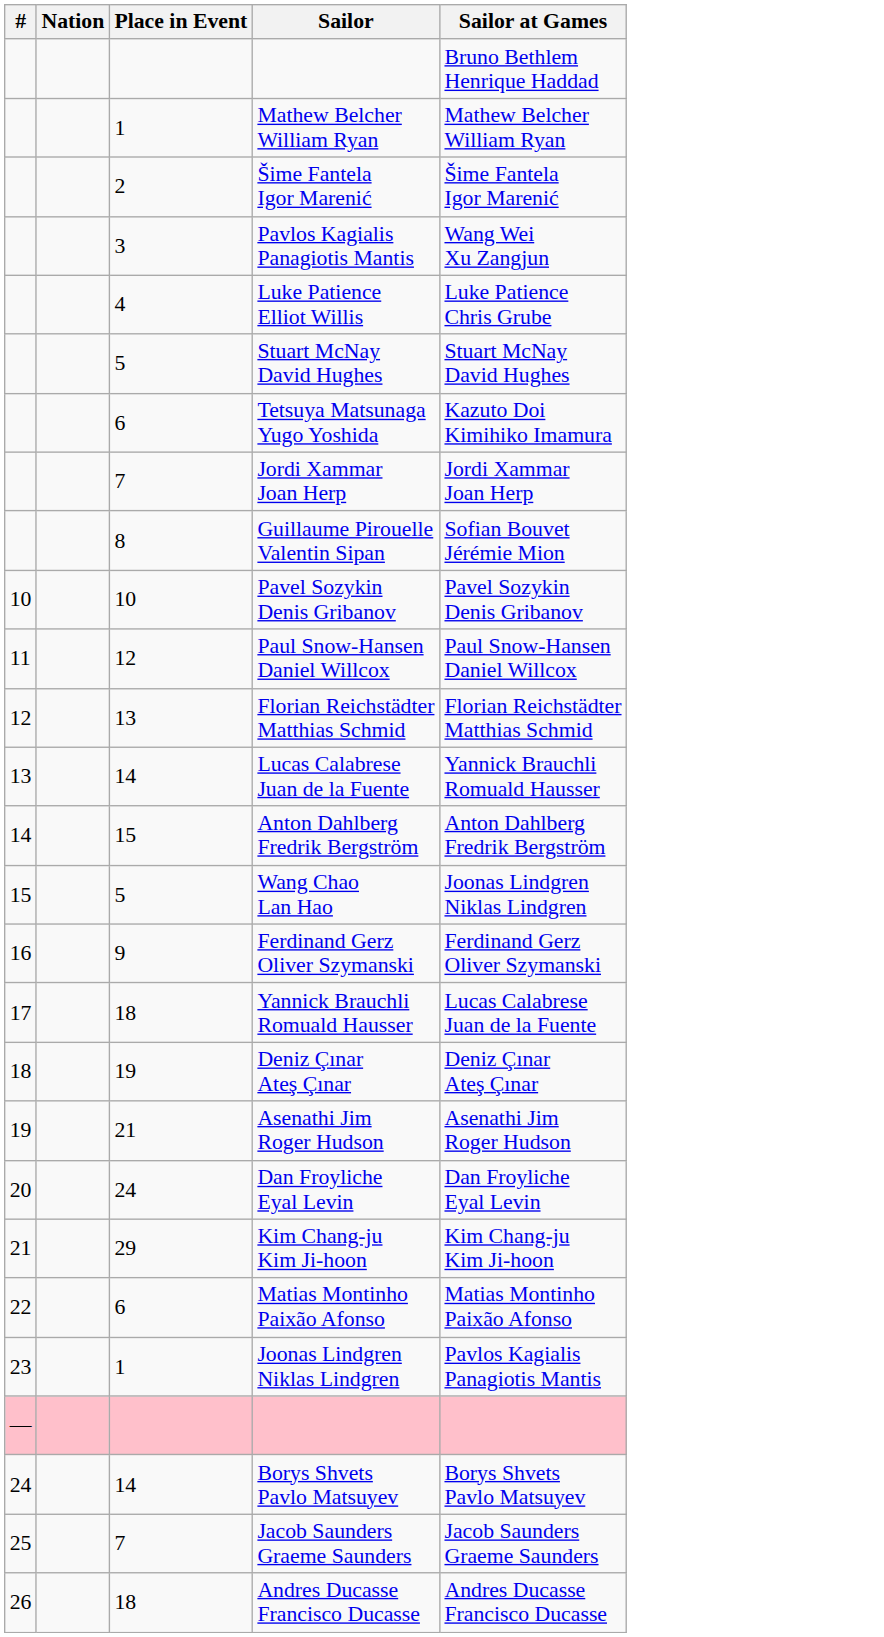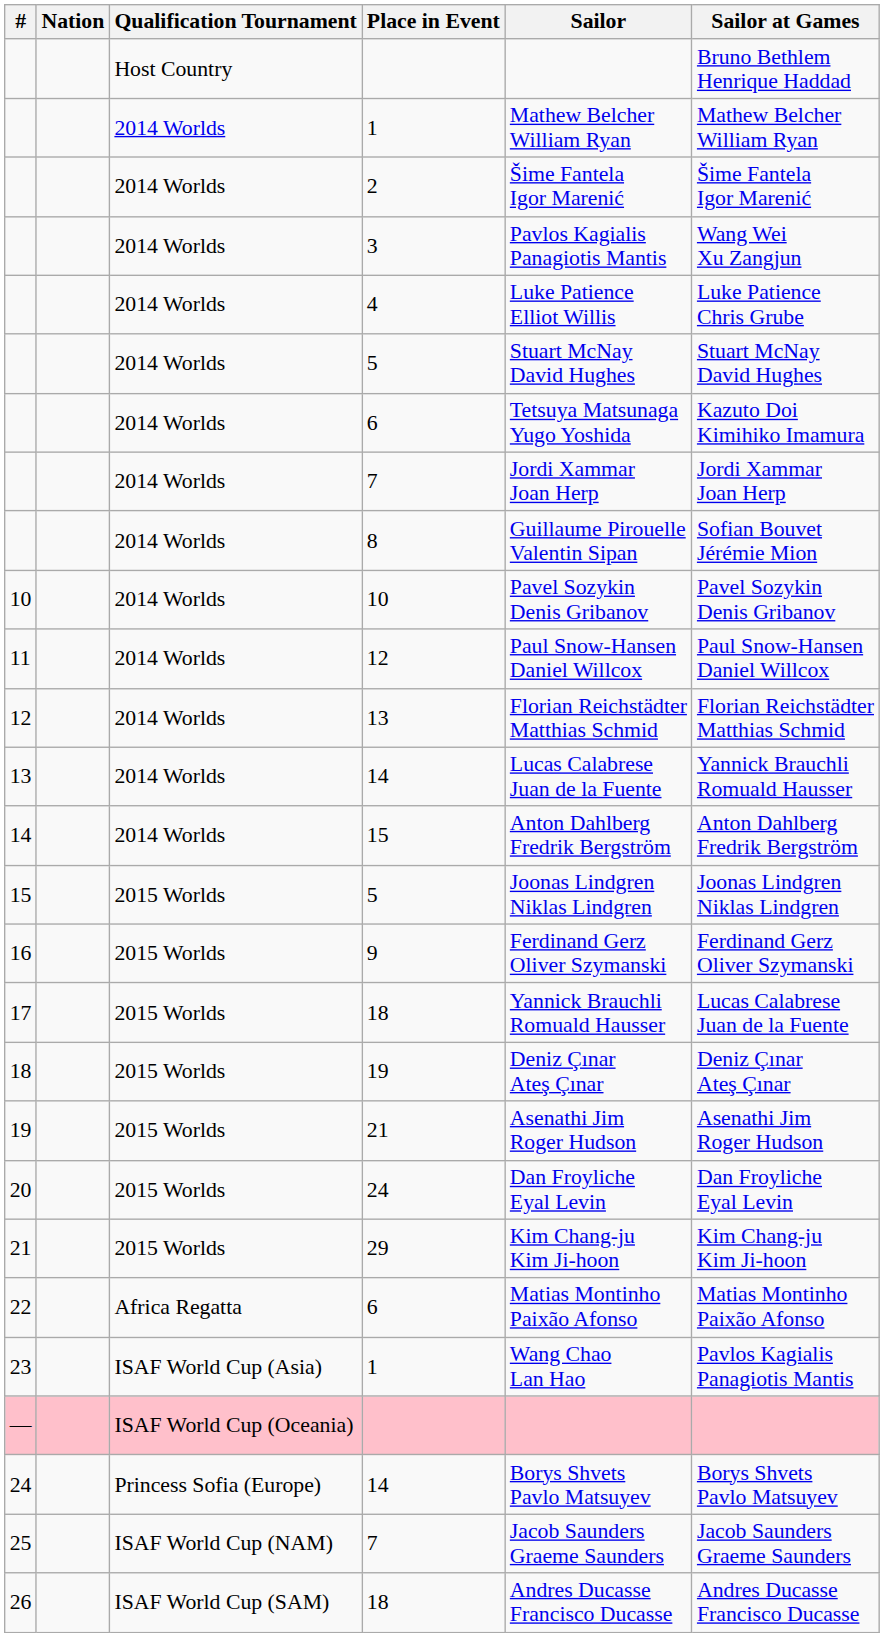+ column: (236, 21)
(308, 894) Wang Chao Lan Hao -> (582, 894) Joonas Lindgren Niklas Lindgren
(330, 1366) Joonas Lindgren Niklas Lindgren -> (561, 1366) Wang Chao Lan Hao
